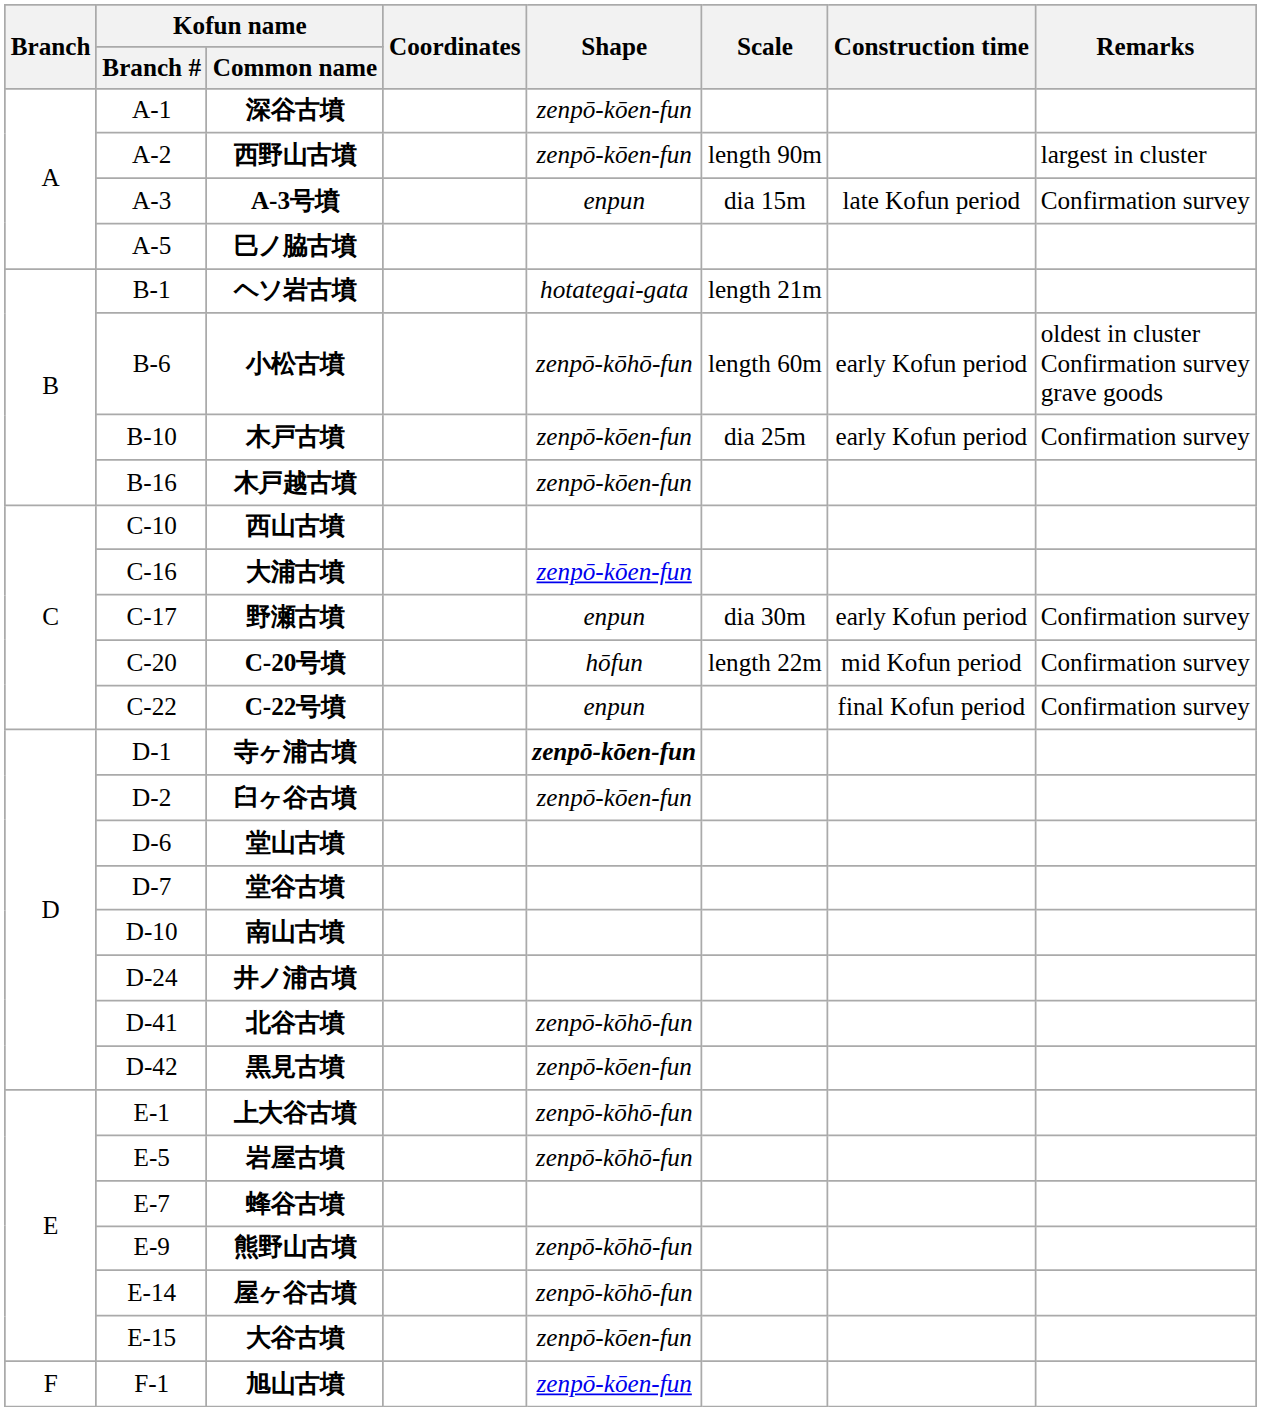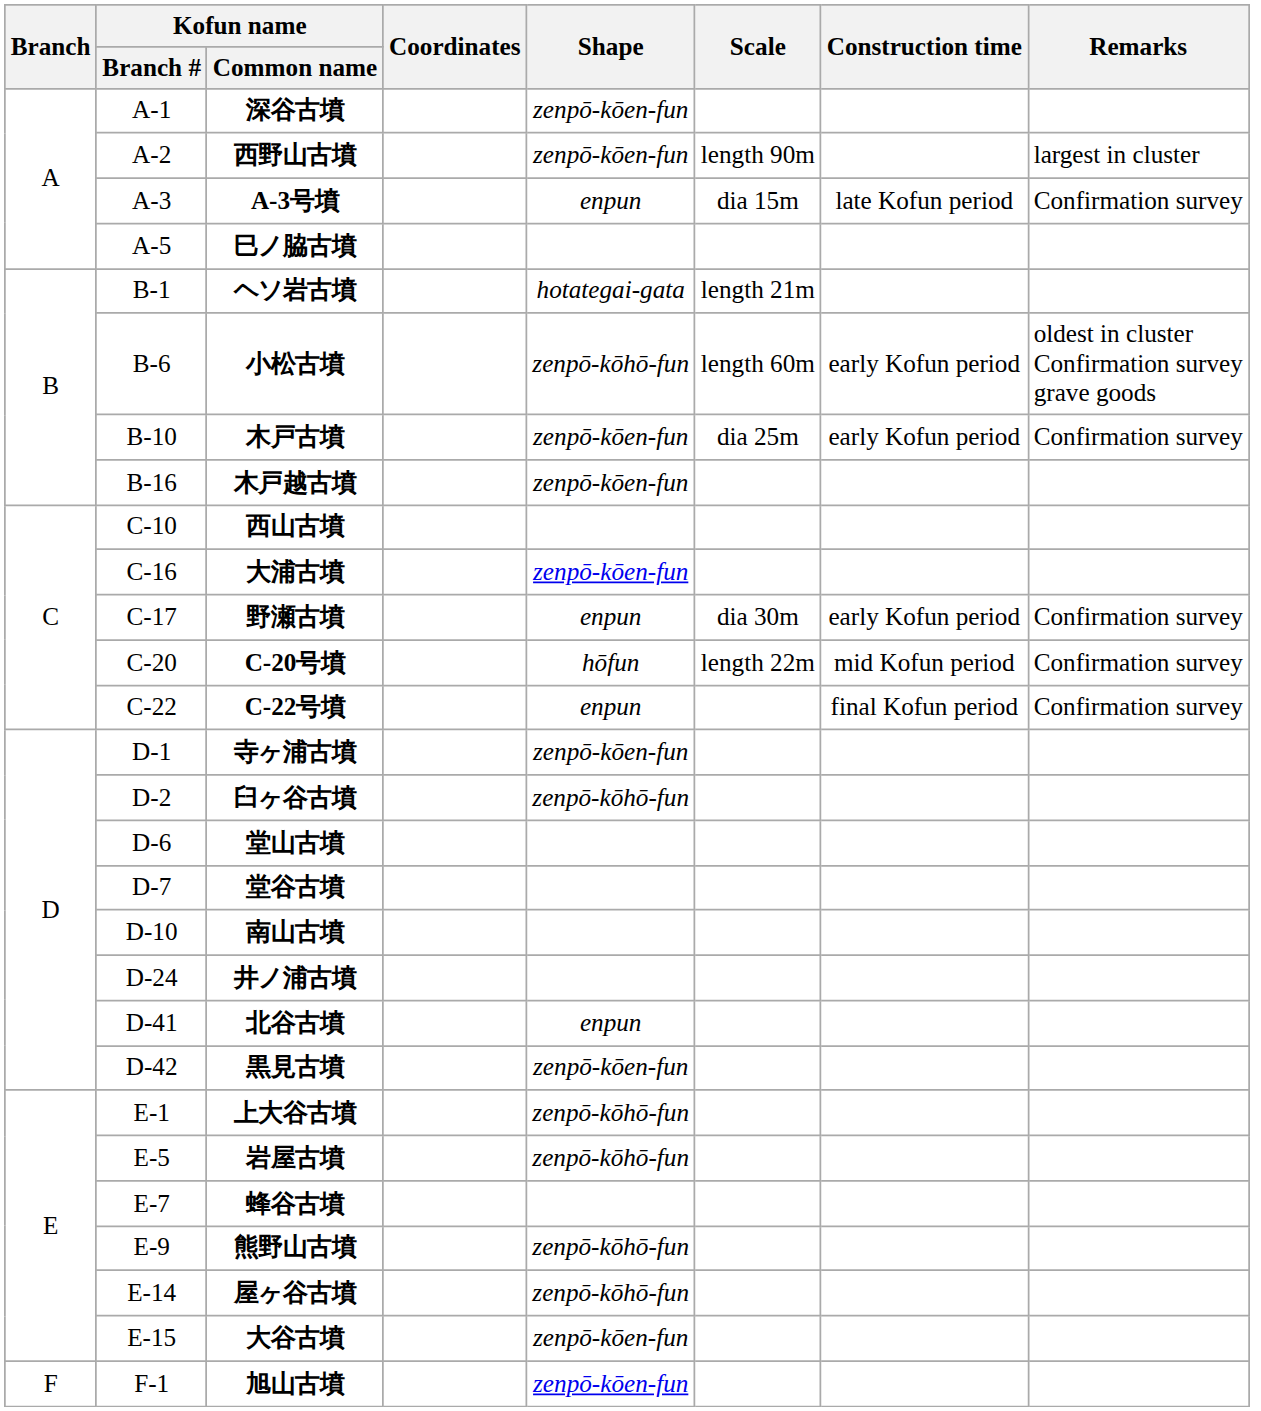(614, 752) bold -> (611, 752) normal
(614, 797) zenpō-kōen-fun -> (611, 797) zenpō-kōhō-fun
(614, 1022) zenpō-kōhō-fun -> (611, 1022) enpun
